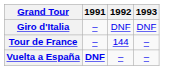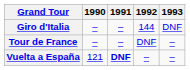+ column: (95, 12)
(121, 27) DNF -> (146, 27) 144
(121, 42) 144 -> (146, 42) DNF
